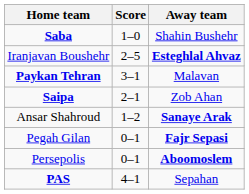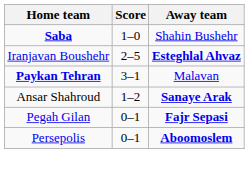- row: (58, 96)
- row: (58, 179)
